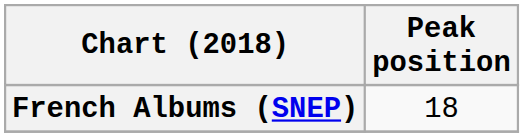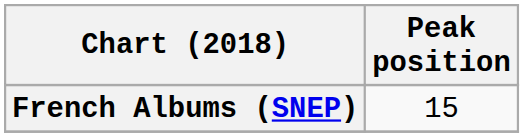(441, 109) 18 -> (441, 109) 15
